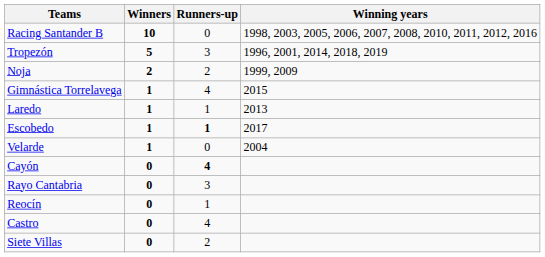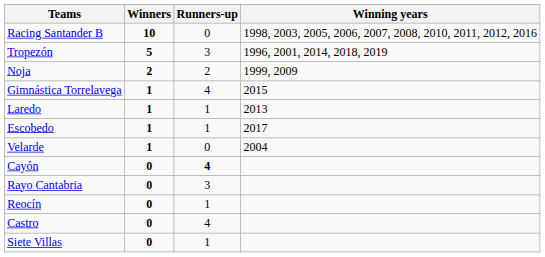(207, 128) bold -> (207, 128) normal
(207, 242) 2 -> (207, 242) 1
